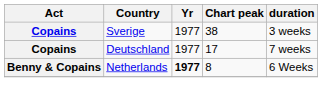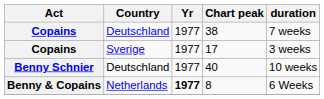(126, 31) Sverige -> (138, 31) Deutschland
(290, 31) 3 weeks -> (290, 31) 7 weeks
(138, 49) Deutschland -> (126, 49) Sverige
(290, 49) 7 weeks -> (290, 49) 3 weeks
+ row: (211, 67)
